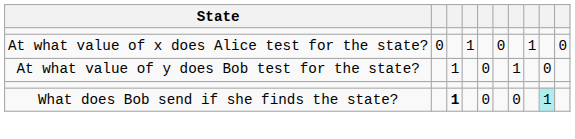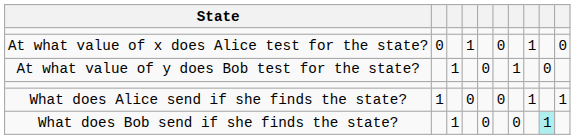+ row: (218, 100)
(455, 100) bold -> (455, 123) normal
